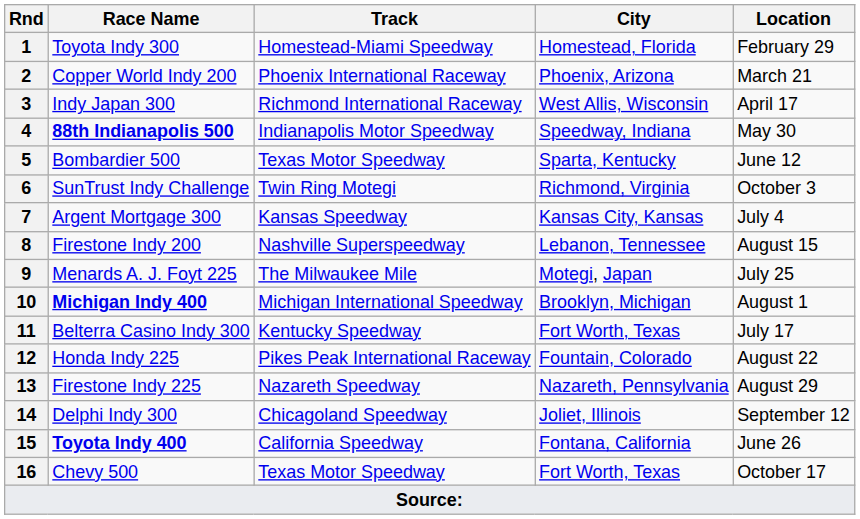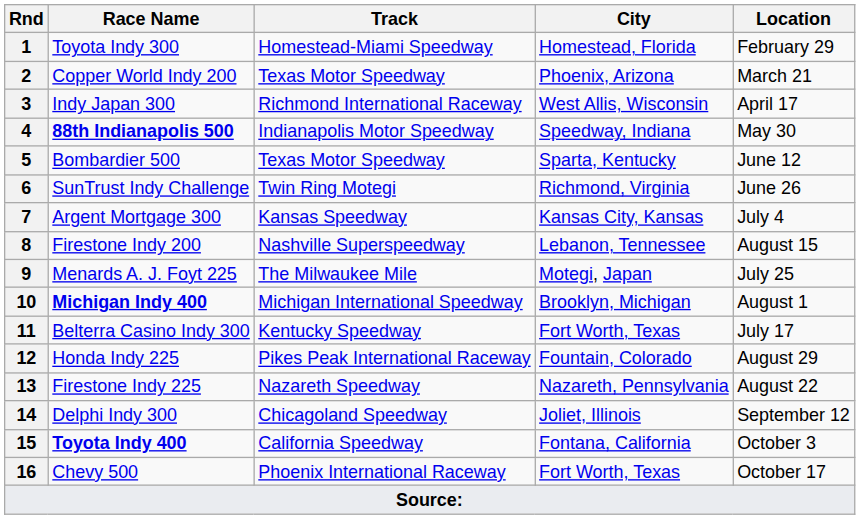(382, 75) Phoenix International Raceway -> (352, 75) Texas Motor Speedway
(777, 188) October 3 -> (769, 188) June 26
(778, 358) August 22 -> (778, 358) August 29
(778, 386) August 29 -> (778, 386) August 22
(769, 443) June 26 -> (777, 443) October 3
(352, 471) Texas Motor Speedway -> (382, 471) Phoenix International Raceway
